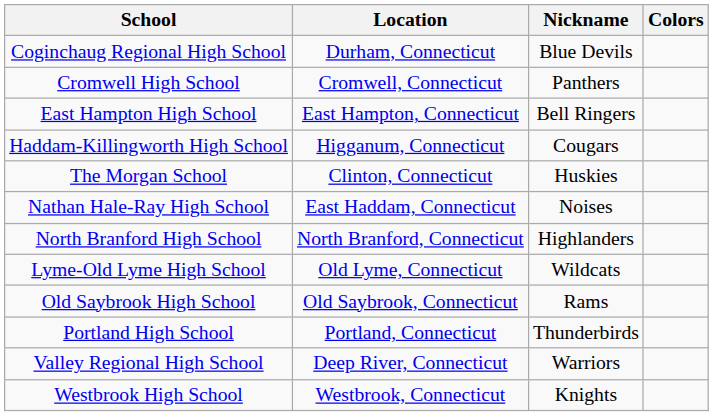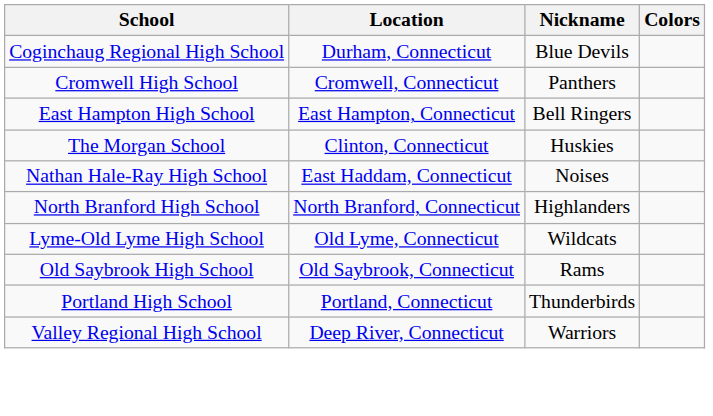- row: (149, 144)
- row: (149, 394)
